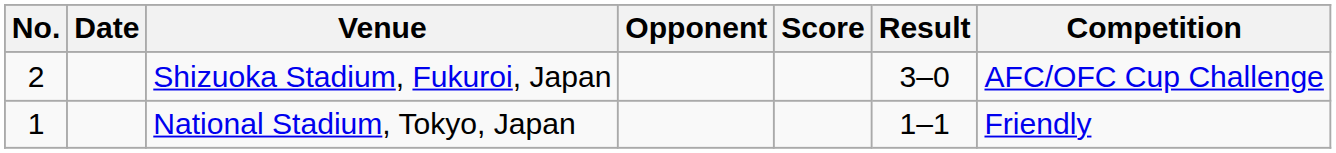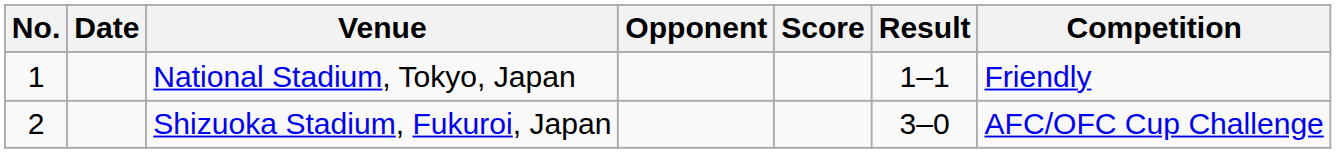rows swapped: (365, 123) <-> (382, 76)
